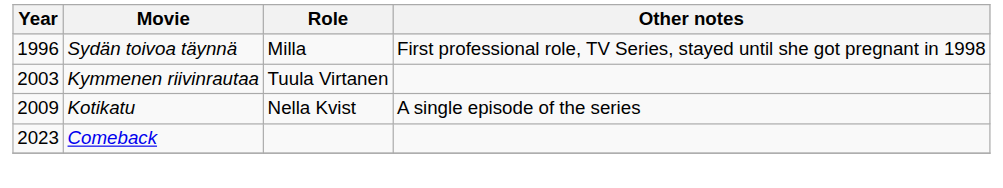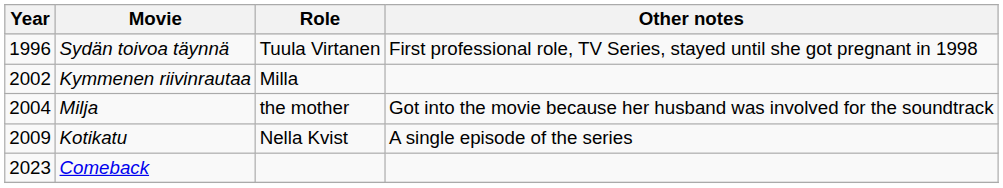(287, 49) Milla -> (320, 49) Tuula Virtanen
(38, 78) 2003 -> (30, 78) 2002
(328, 78) Tuula Virtanen -> (279, 78) Milla
+ row: (79, 108)
